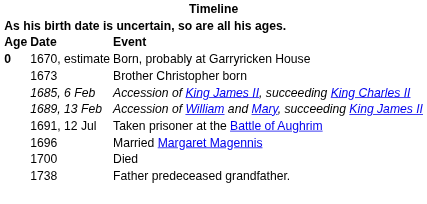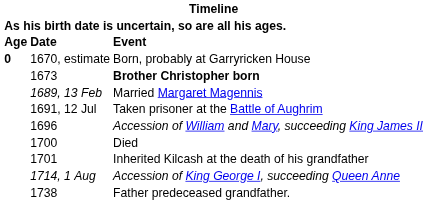(180, 76) normal -> (186, 76) bold
- row: (63, 92)
(268, 109) Accession of William and Mary, succeeding King James II -> (188, 92) Married Margaret Magennis
(188, 142) Married Margaret Magennis -> (268, 126) Accession of William and Mary, succeeding King James II
+ row: (44, 159)
+ row: (63, 176)
